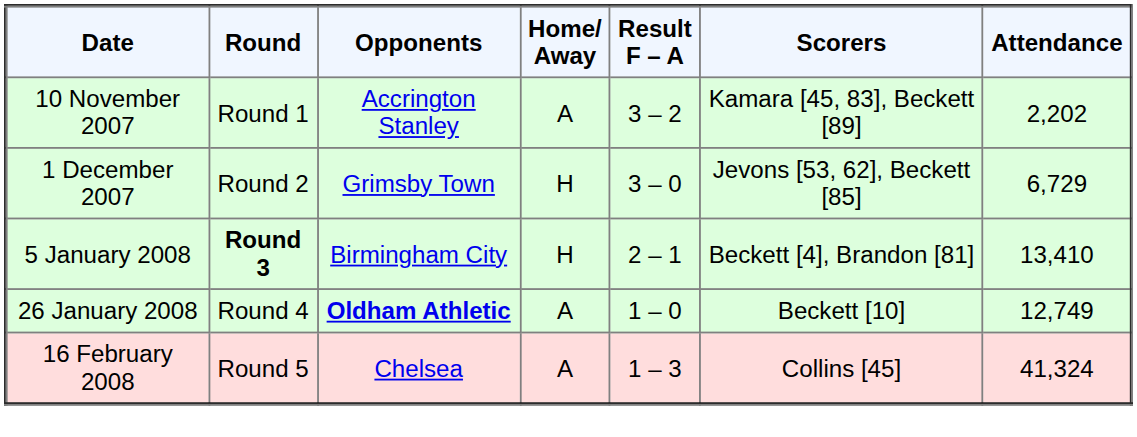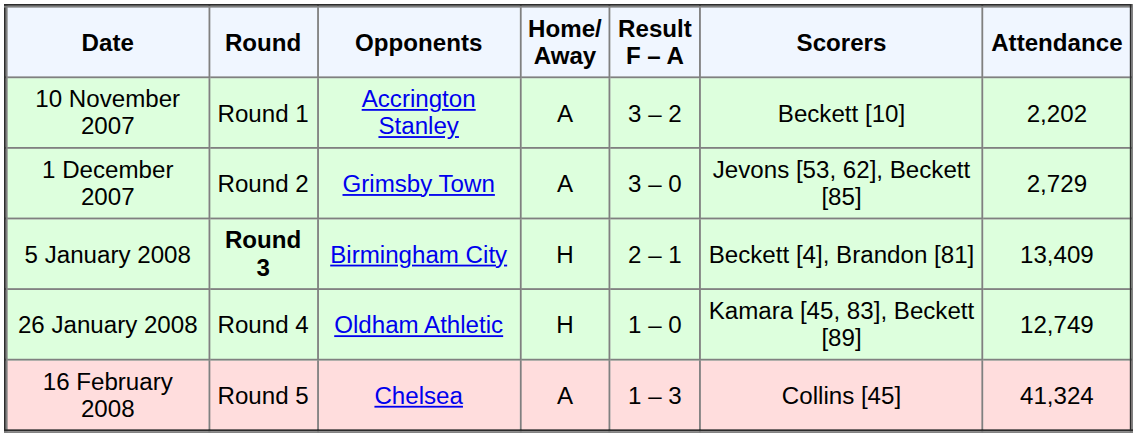(842, 113) Kamara [45, 83], Beckett [89] -> (842, 113) Beckett [10]
(565, 183) H -> (565, 183) A
(1057, 183) 6,729 -> (1057, 183) 2,729
(1057, 254) 13,410 -> (1057, 254) 13,409
(419, 311) bold -> (419, 324) normal
(565, 311) A -> (565, 324) H
(842, 311) Beckett [10] -> (842, 324) Kamara [45, 83], Beckett [89]
